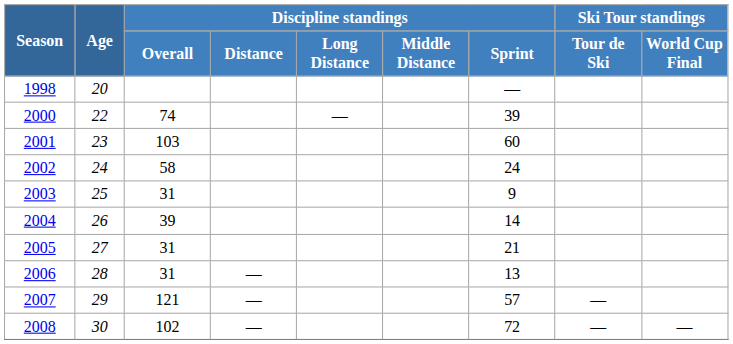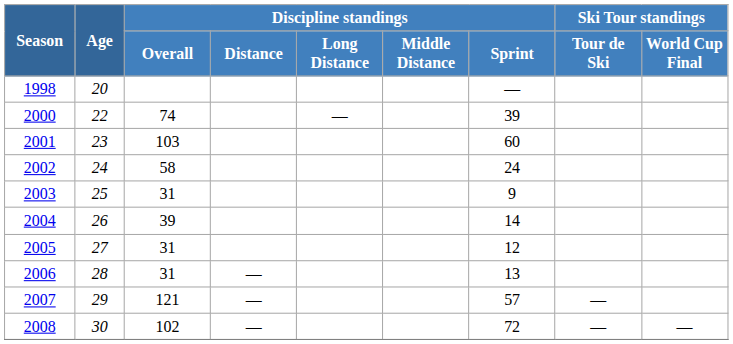(512, 247) 21 -> (512, 247) 12
